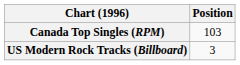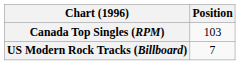(213, 50) 3 -> (213, 50) 7
